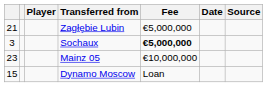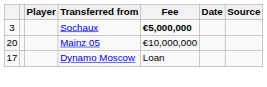- row: (92, 27)
(12, 58) 23 -> (12, 43) 20
(12, 74) 15 -> (12, 58) 17
